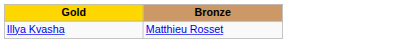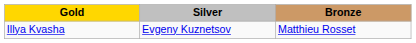+ column: (208, 13)
